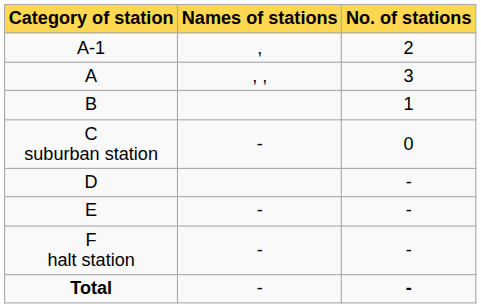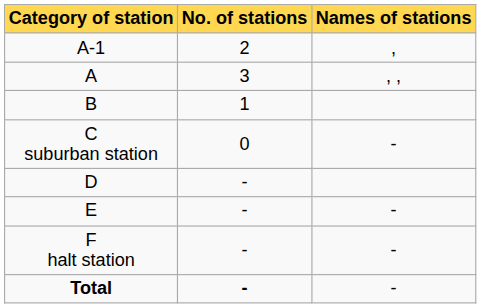columns swapped: (409, 18) <-> (260, 18)
